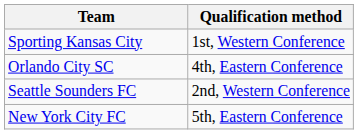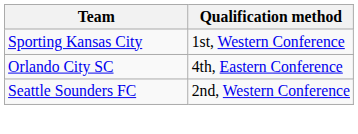- row: (67, 116)
